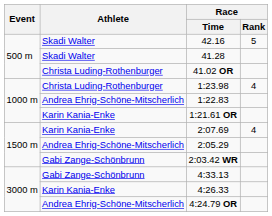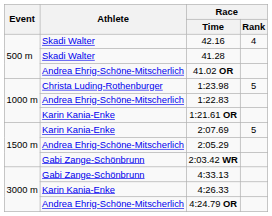(254, 42) 5 -> (254, 42) 4
(102, 71) Christa Luding-Rothenburger -> (113, 71) Andrea Ehrig-Schöne-Mitscherlich
(254, 86) 4 -> (254, 86) 5
(254, 130) 4 -> (254, 130) 5
